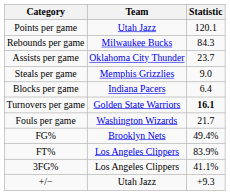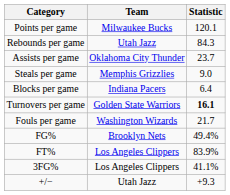(137, 27) Utah Jazz -> (137, 27) Milwaukee Bucks
(137, 43) Milwaukee Bucks -> (137, 43) Utah Jazz
